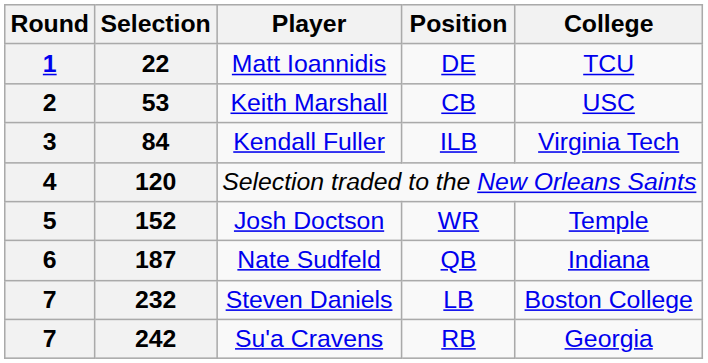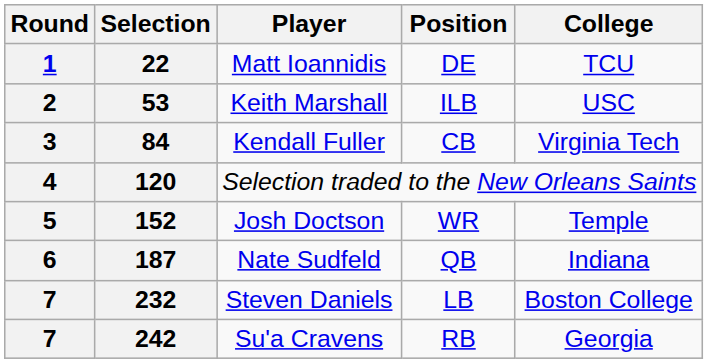(459, 102) CB -> (459, 102) ILB
(459, 142) ILB -> (459, 142) CB
